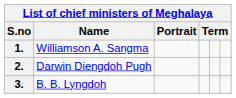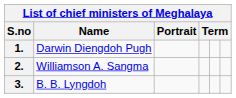(92, 48) Williamson A. Sangma -> (94, 48) Darwin Diengdoh Pugh
(94, 66) Darwin Diengdoh Pugh -> (92, 66) Williamson A. Sangma
